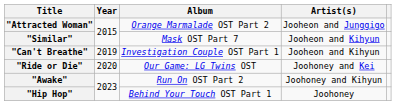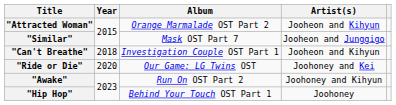(334, 25) Jooheon and Junggigo -> (334, 25) Jooheon and Kihyun
(334, 39) Jooheon and Kihyun -> (334, 39) Jooheon and Junggigo
(107, 53) 2019 -> (107, 53) 2018
